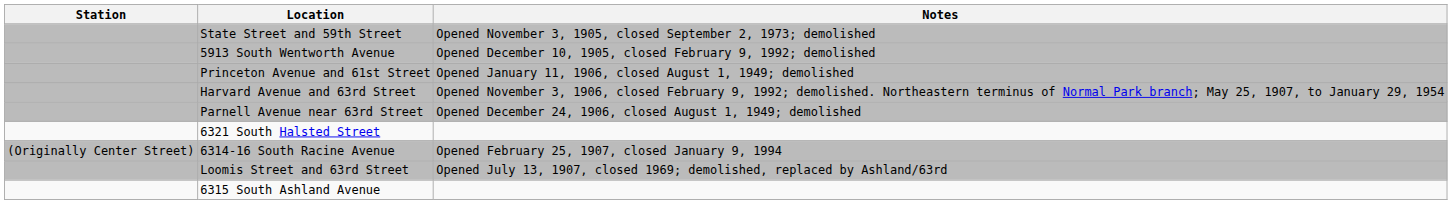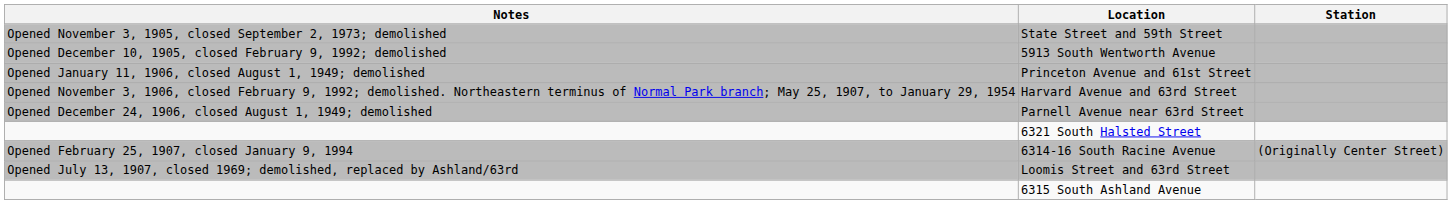columns swapped: (101, 14) <-> (940, 14)
